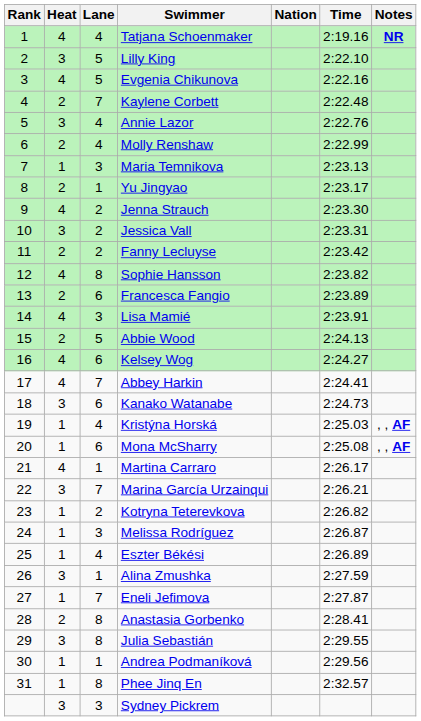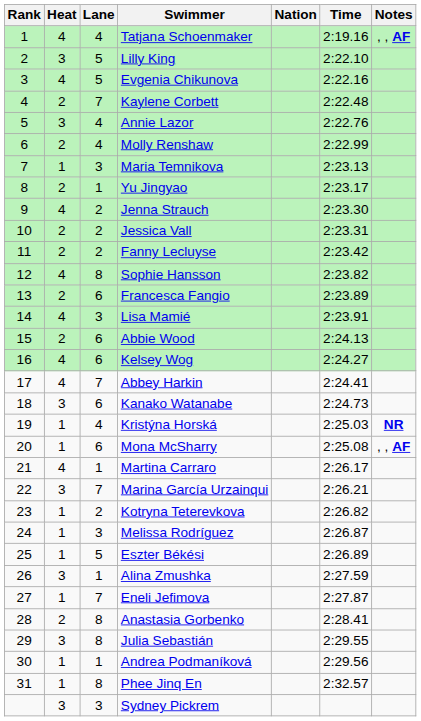(394, 36) NR -> (394, 36) , , AF
(62, 230) 3 -> (62, 230) 2
(99, 338) 5 -> (99, 338) 6
(394, 425) , , AF -> (394, 425) NR
(99, 554) 4 -> (99, 554) 5
